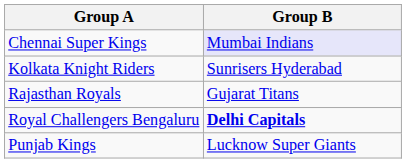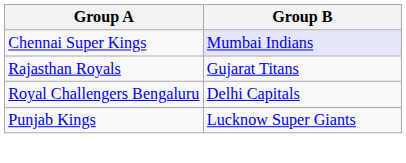- row: (81, 68)
(256, 119) bold -> (253, 94) normal
